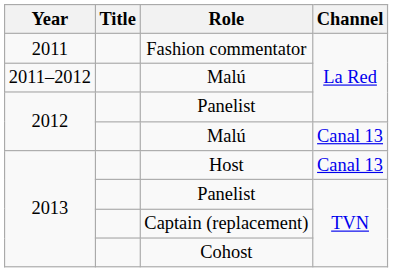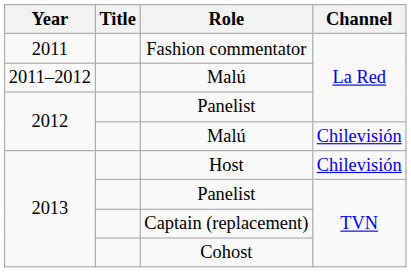(350, 135) Canal 13 -> (359, 135) Chilevisión
(350, 164) Canal 13 -> (359, 164) Chilevisión
